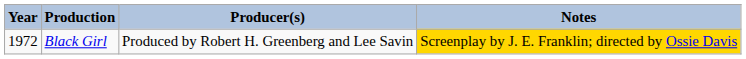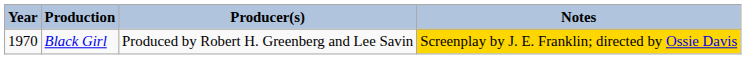(23, 41) 1972 -> (23, 41) 1970
